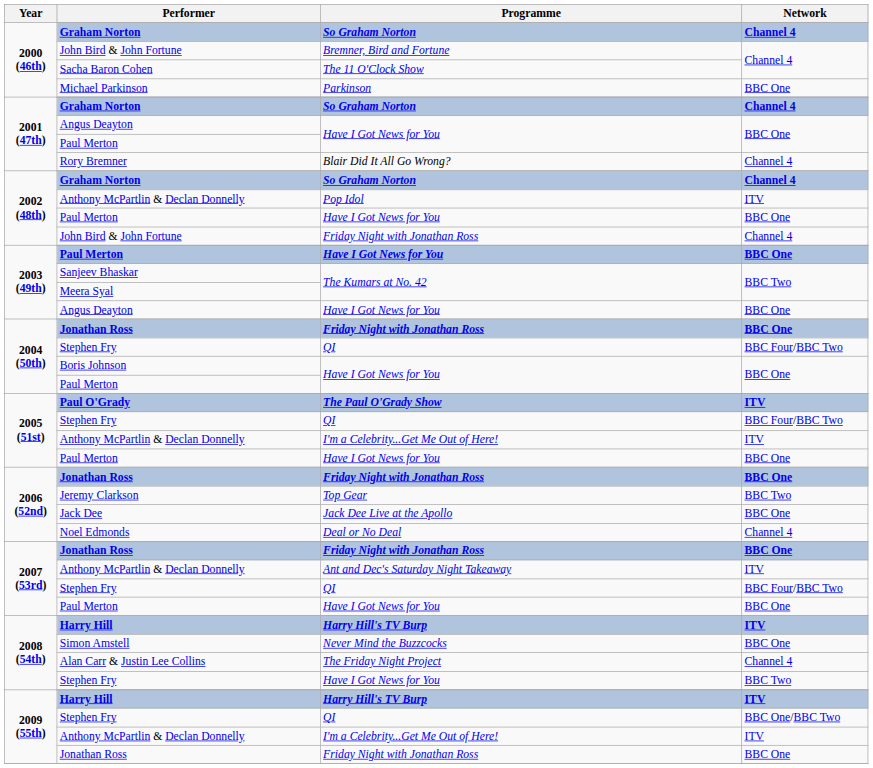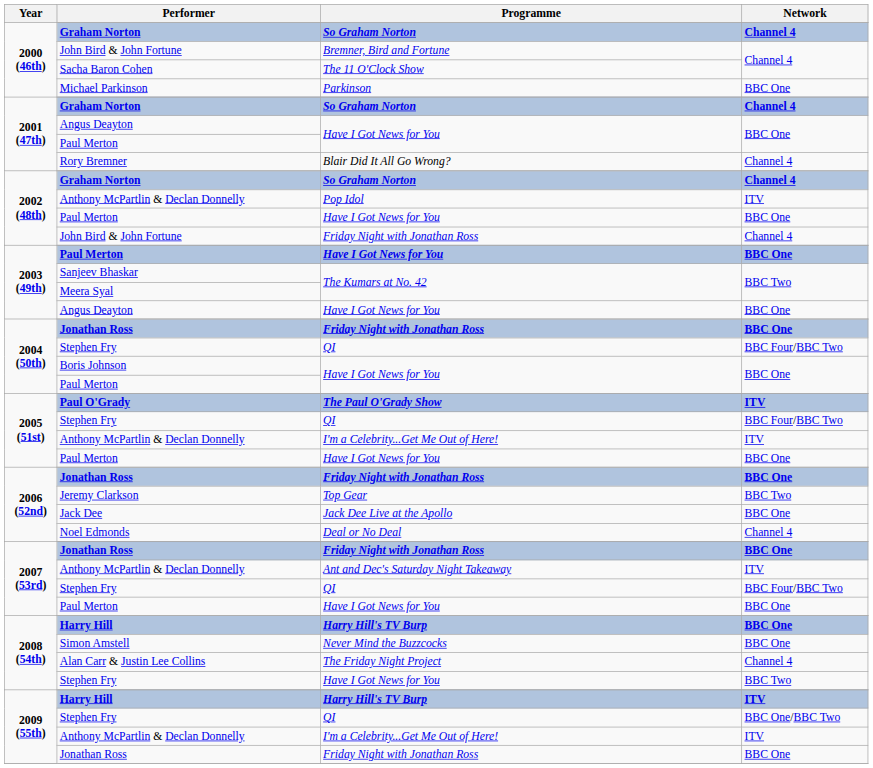(755, 625) ITV -> (768, 625) BBC One
